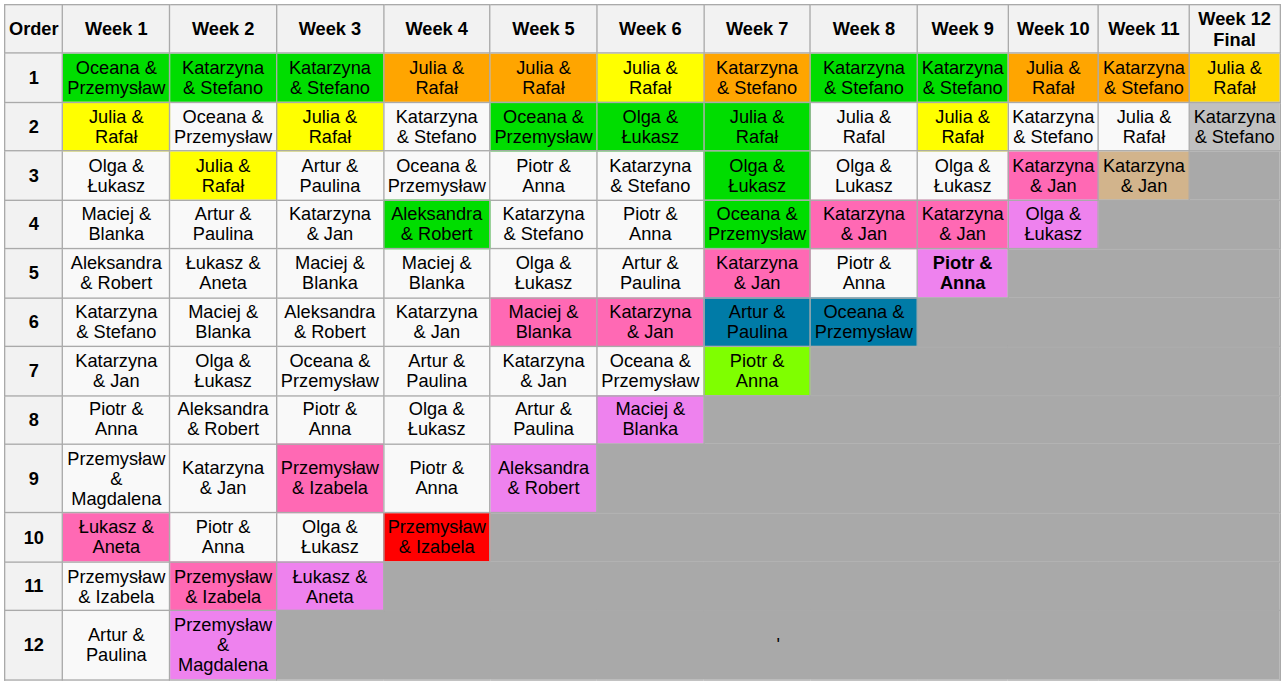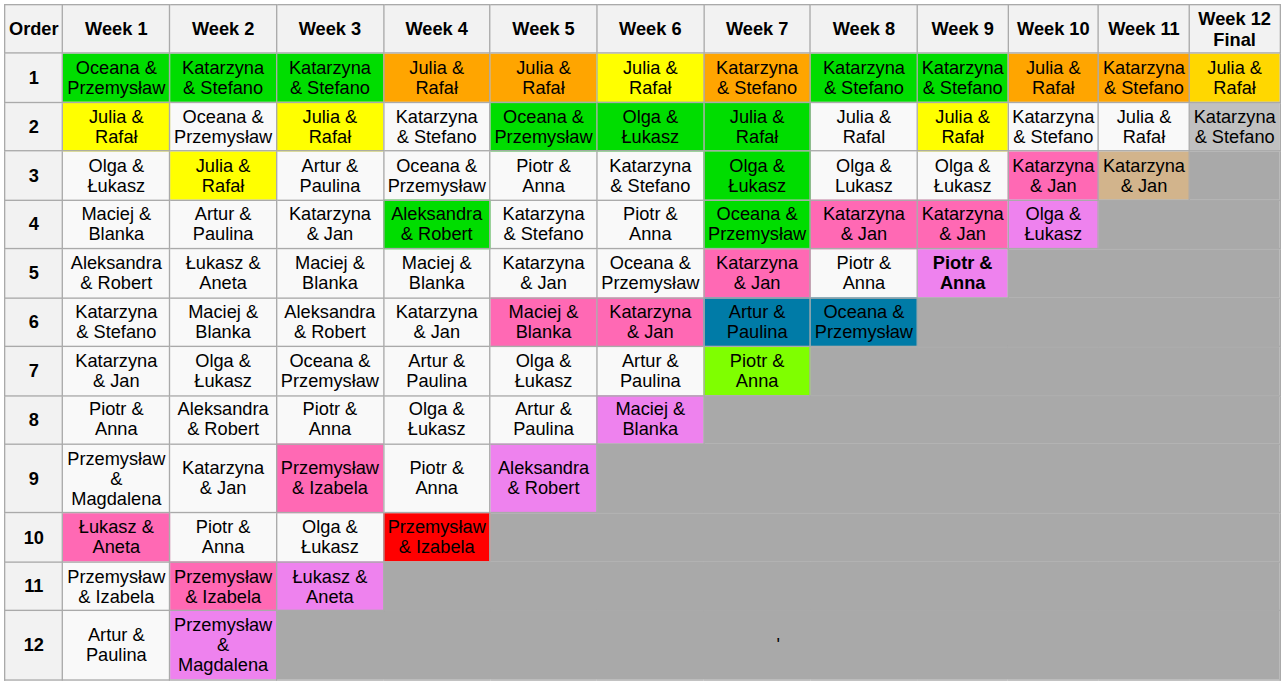(544, 273) Olga & Łukasz -> (544, 273) Katarzyna & Jan
(650, 273) Artur & Paulina -> (650, 273) Oceana & Przemysław
(544, 370) Katarzyna & Jan -> (544, 370) Olga & Łukasz
(650, 370) Oceana & Przemysław -> (650, 370) Artur & Paulina
